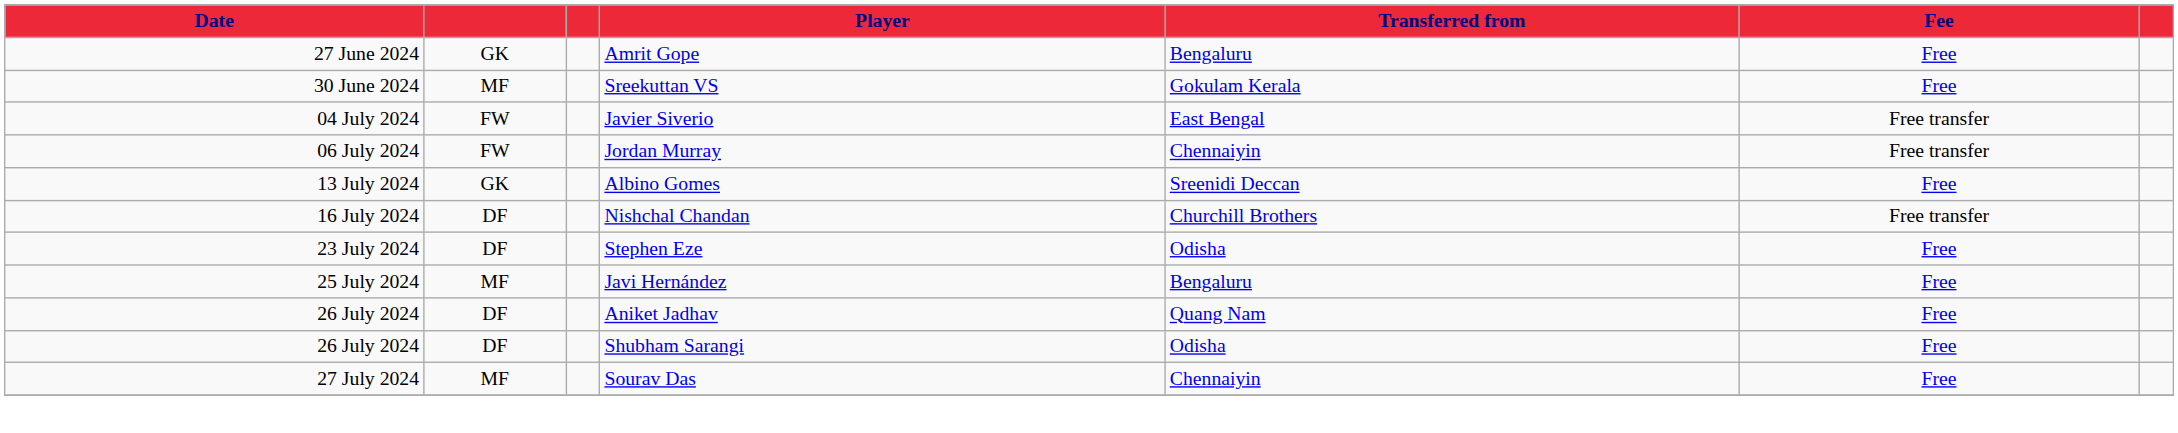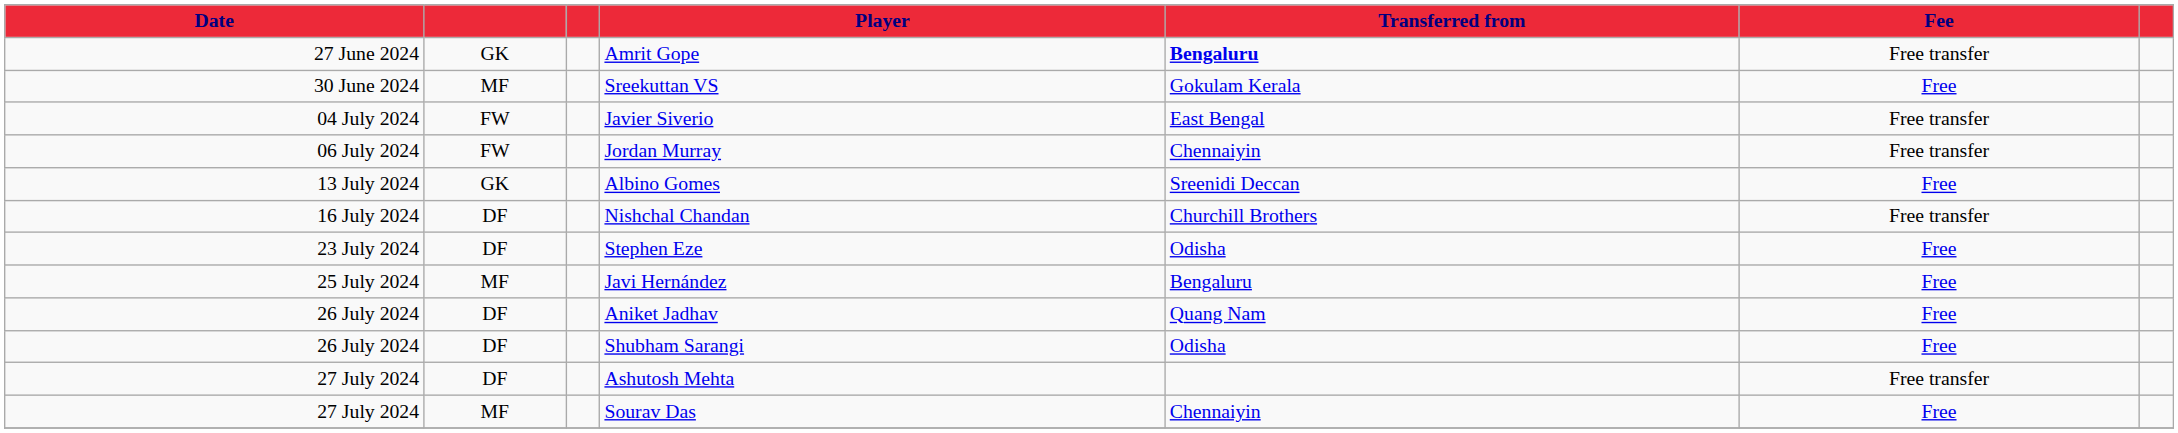(1211, 53) normal -> (1214, 53) bold
(1939, 53) Free -> (1939, 53) Free transfer
+ row: (669, 379)
